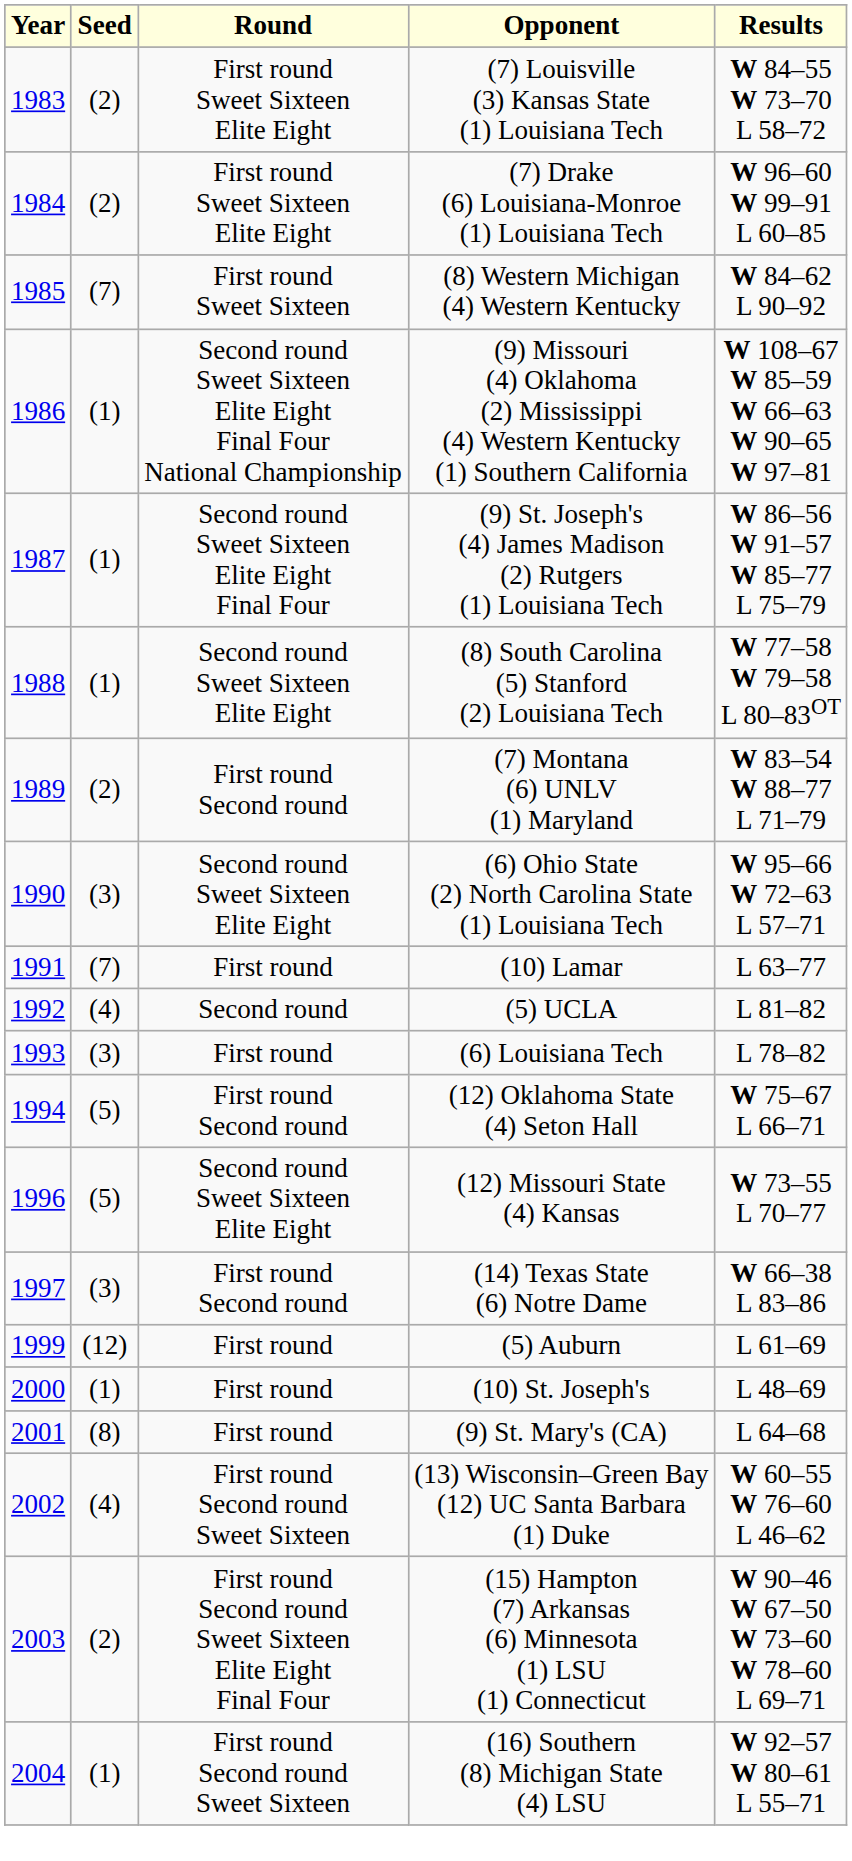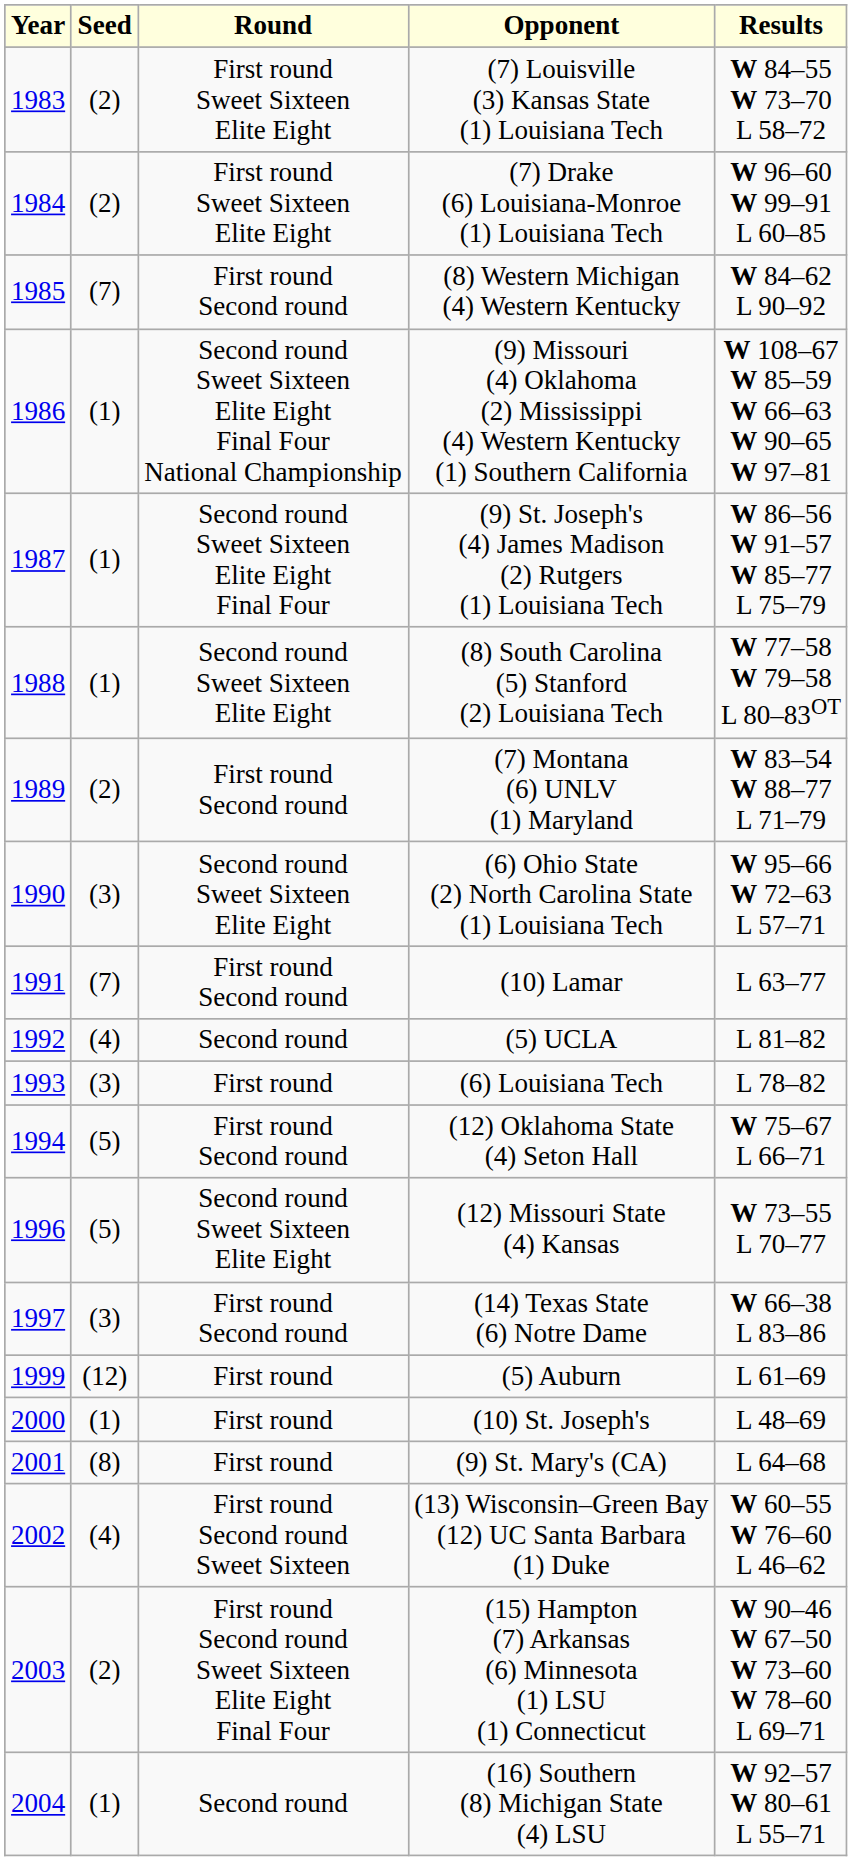(273, 291) First round Sweet Sixteen -> (273, 291) First round Second round
(273, 966) First round -> (273, 981) First round Second round
(273, 1773) First round Second round Sweet Sixteen -> (273, 1803) Second round
